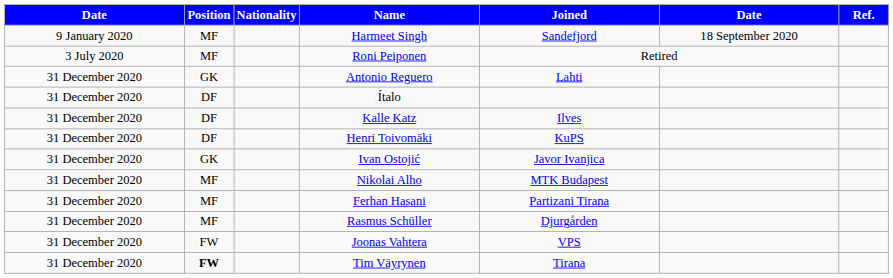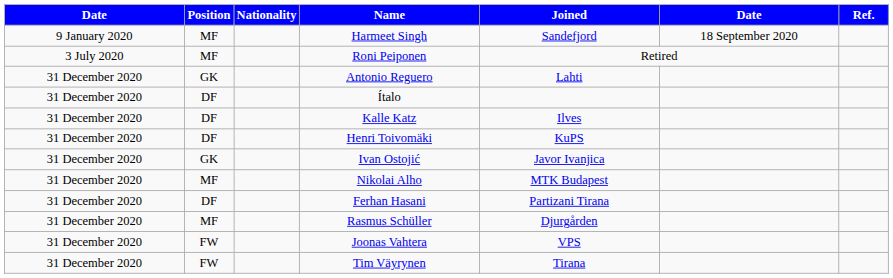(209, 201) MF -> (209, 201) DF
(209, 263) bold -> (209, 263) normal
